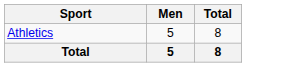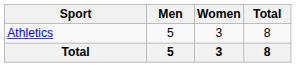+ column: (219, 14)
